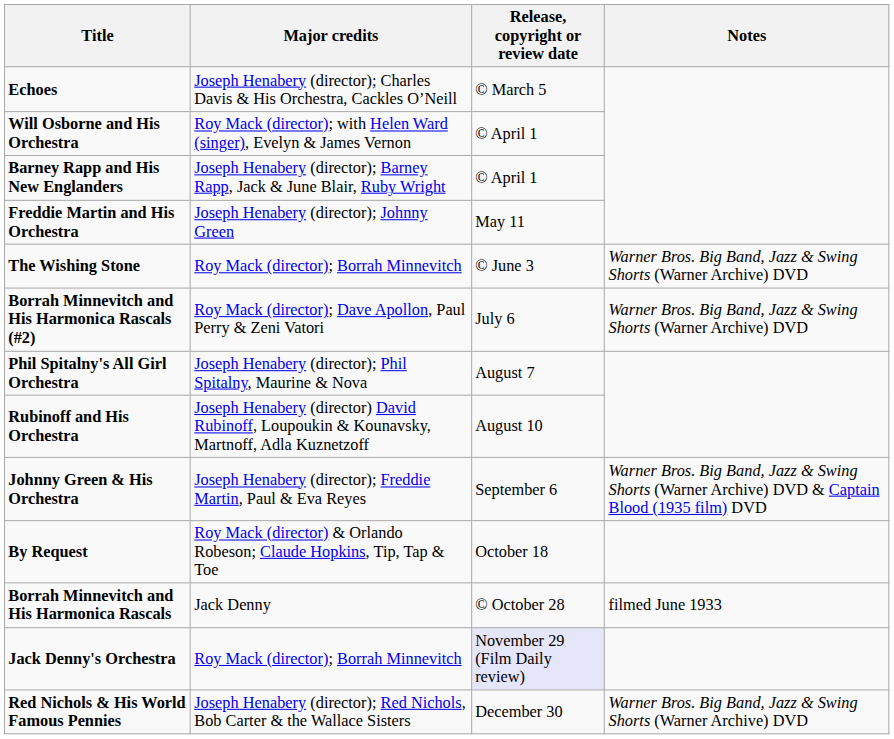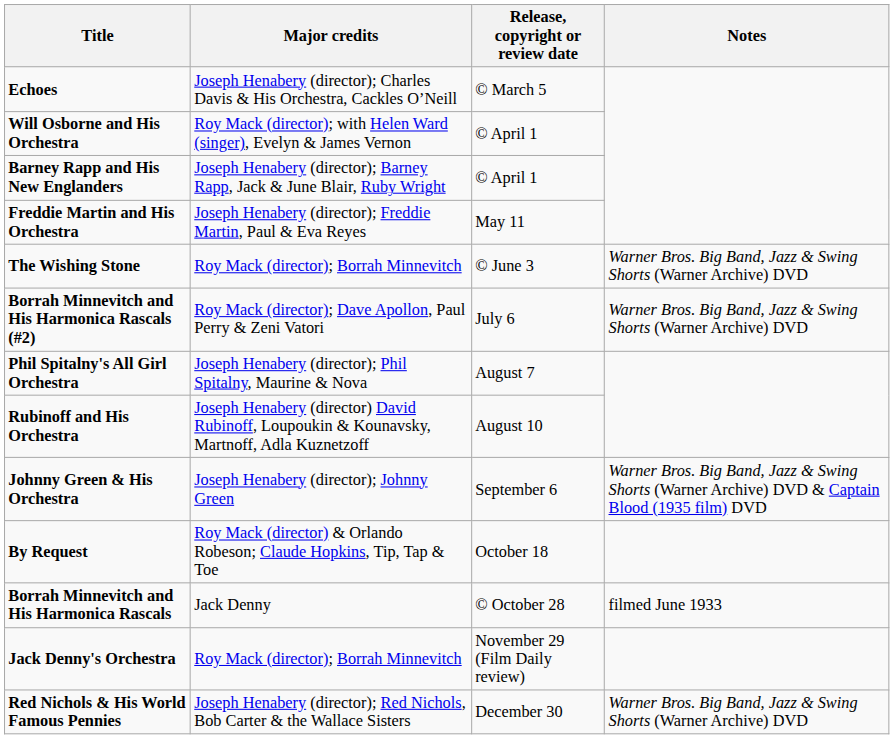(311, 221) Joseph Henabery (director); Johnny Green -> (312, 221) Joseph Henabery (director); Freddie Martin, Paul & Eva Reyes
(312, 489) Joseph Henabery (director); Freddie Martin, Paul & Eva Reyes -> (311, 489) Joseph Henabery (director); Johnny Green
(520, 658) lavender background -> (520, 658) no background
